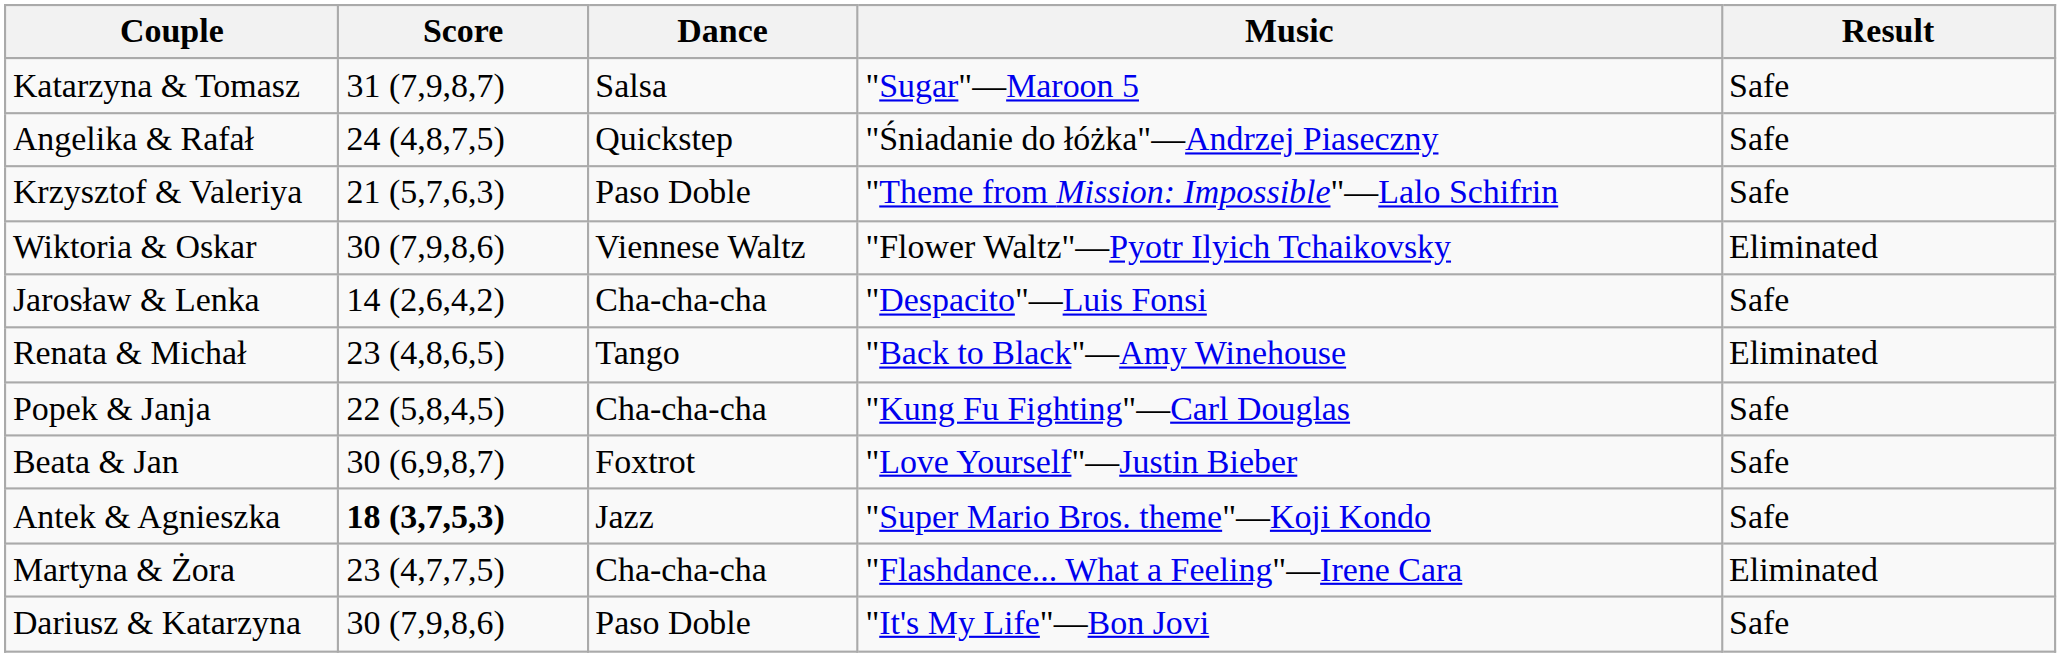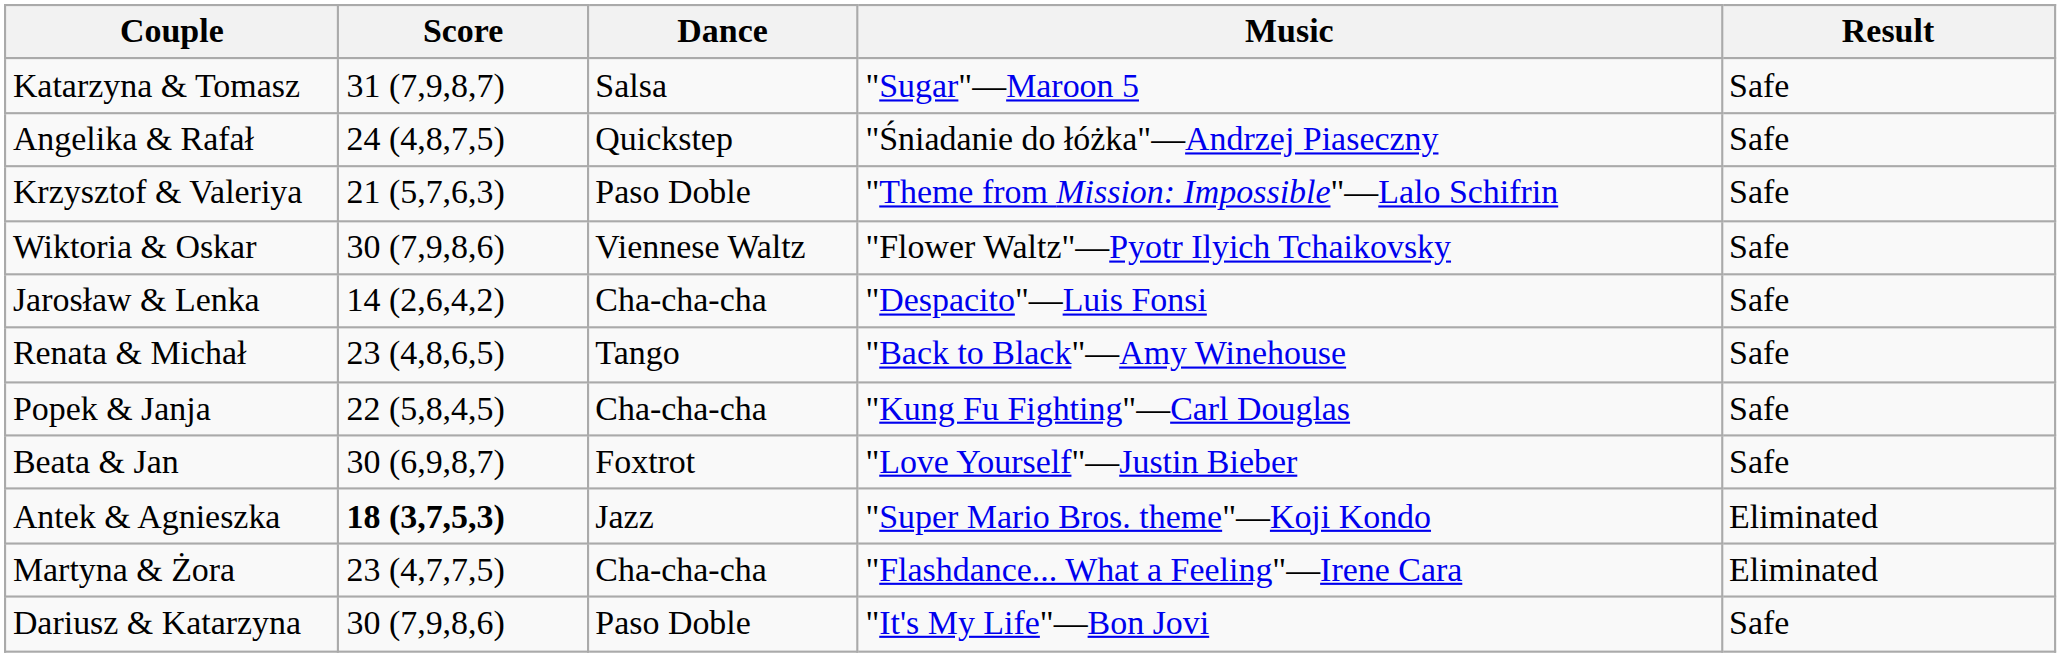(1803, 246) Eliminated -> (1759, 246) Safe
(1803, 354) Eliminated -> (1759, 354) Safe
(1759, 515) Safe -> (1803, 515) Eliminated
